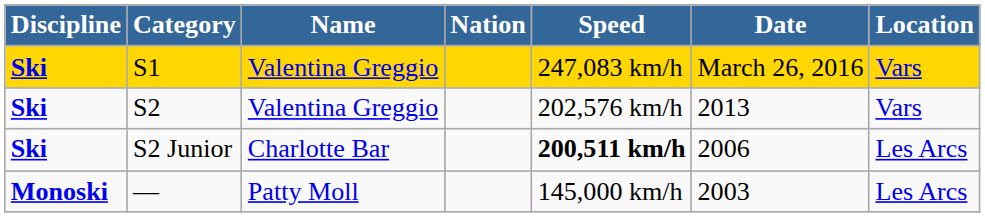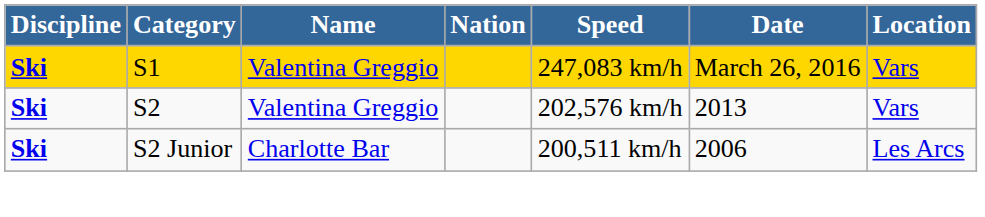(612, 149) bold -> (610, 149) normal
- row: (146, 190)
